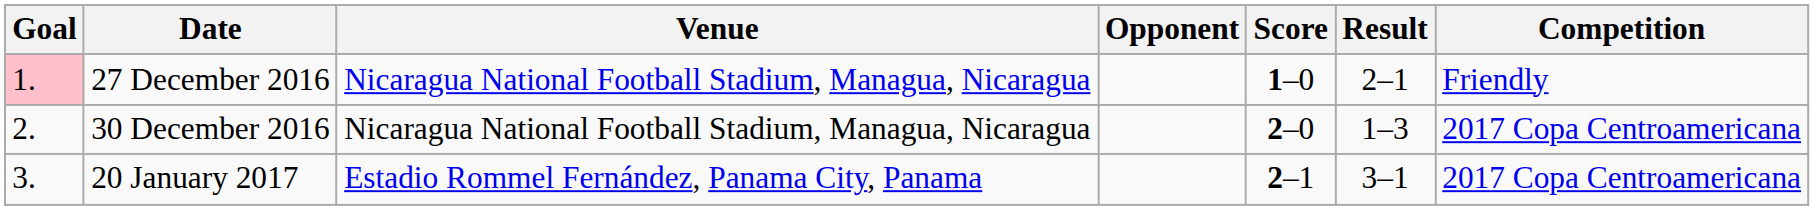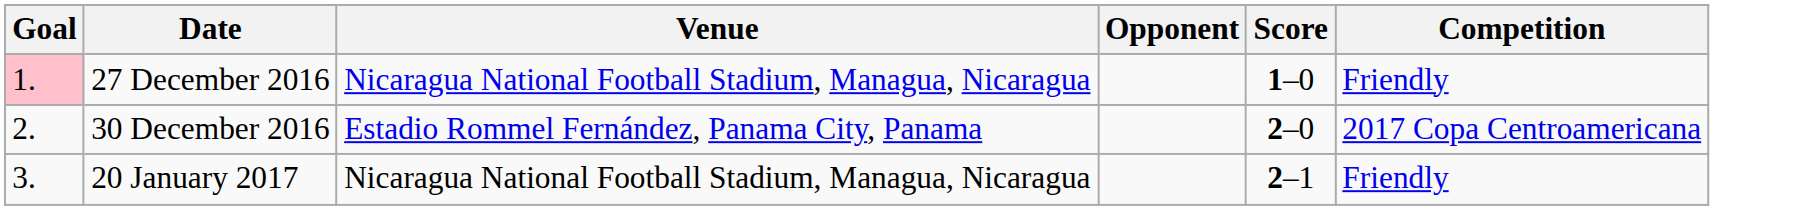- column: (1385, 29)
(717, 128) Nicaragua National Football Stadium, Managua, Nicaragua -> (663, 128) Estadio Rommel Fernández, Panama City, Panama
(663, 178) Estadio Rommel Fernández, Panama City, Panama -> (717, 178) Nicaragua National Football Stadium, Managua, Nicaragua
(1622, 178) 2017 Copa Centroamericana -> (1396, 178) Friendly
